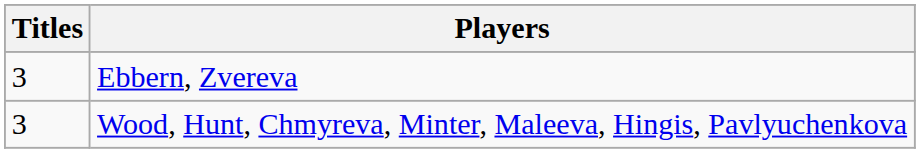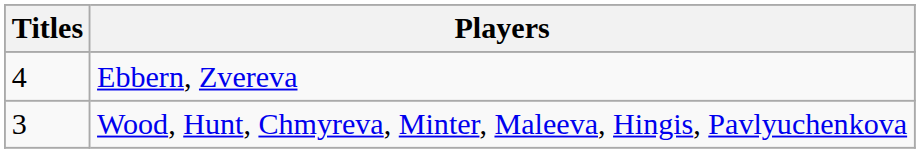(19, 76) 3 -> (19, 76) 4
